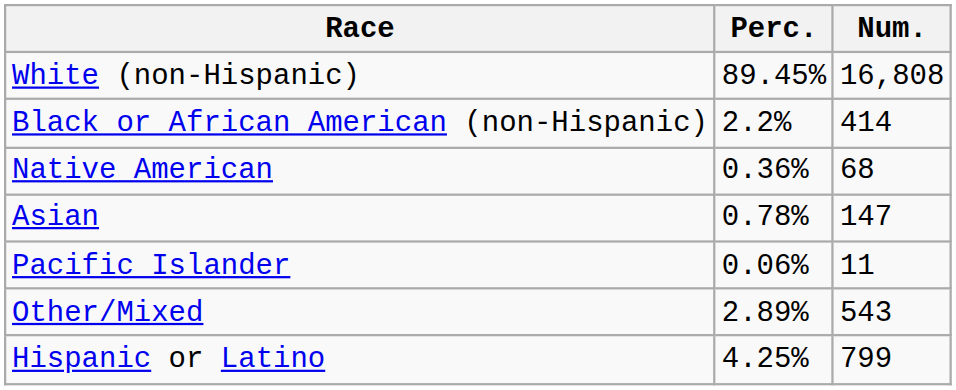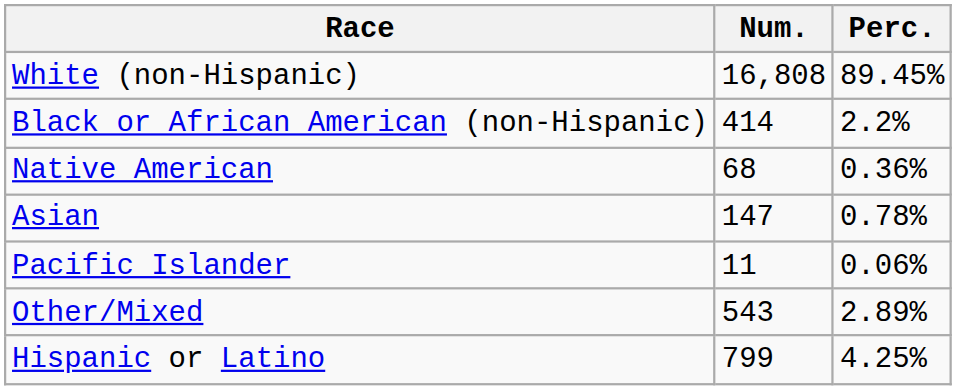columns swapped: (892, 29) <-> (774, 29)
